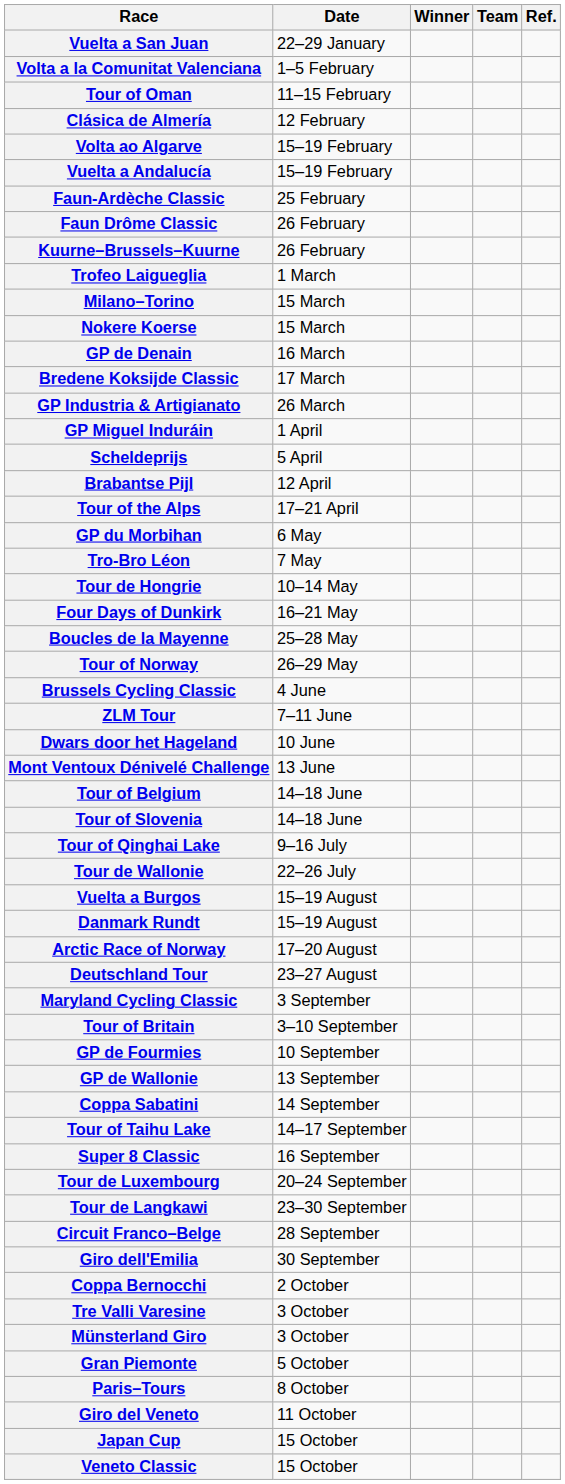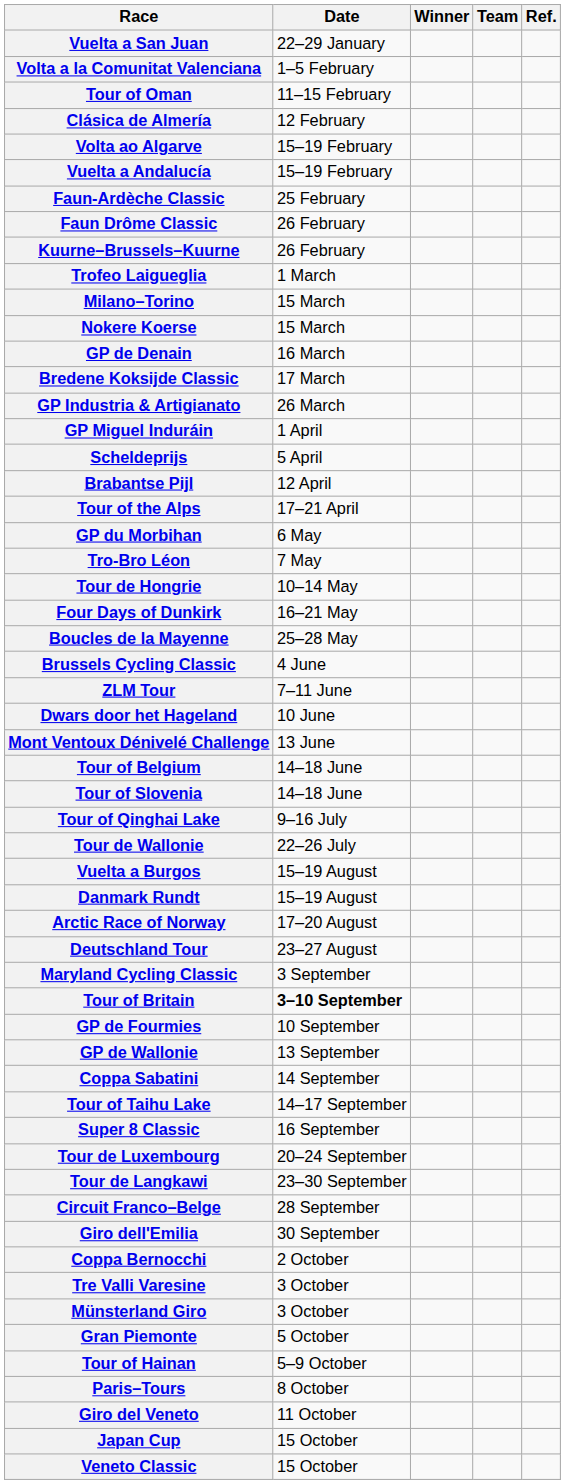- row: (139, 664)
(337, 1026) normal -> (340, 1000) bold
+ row: (139, 1363)
